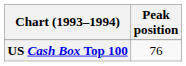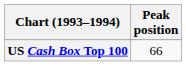(156, 50) 76 -> (156, 50) 66
